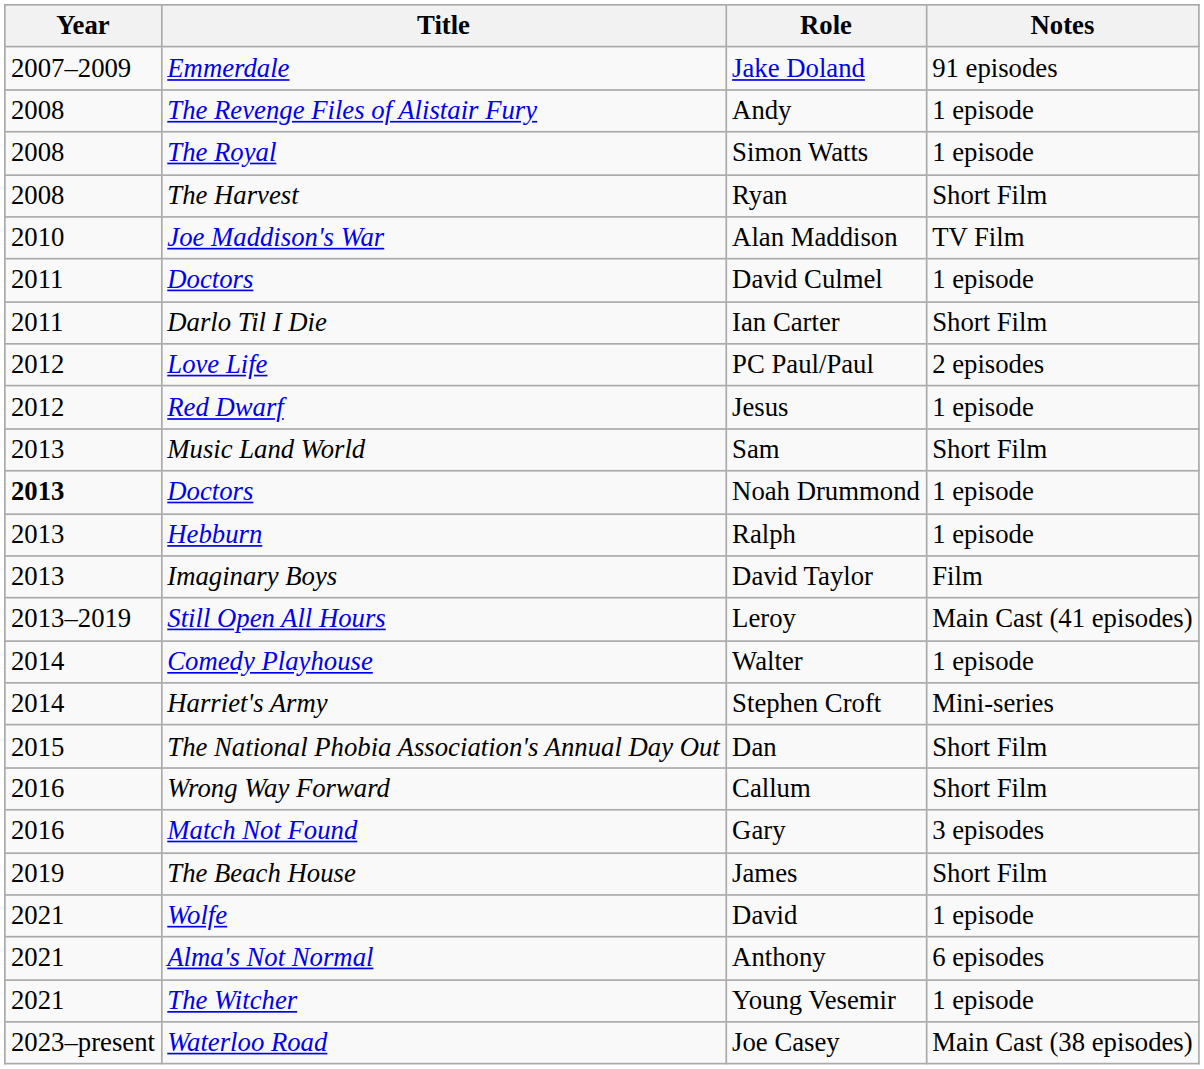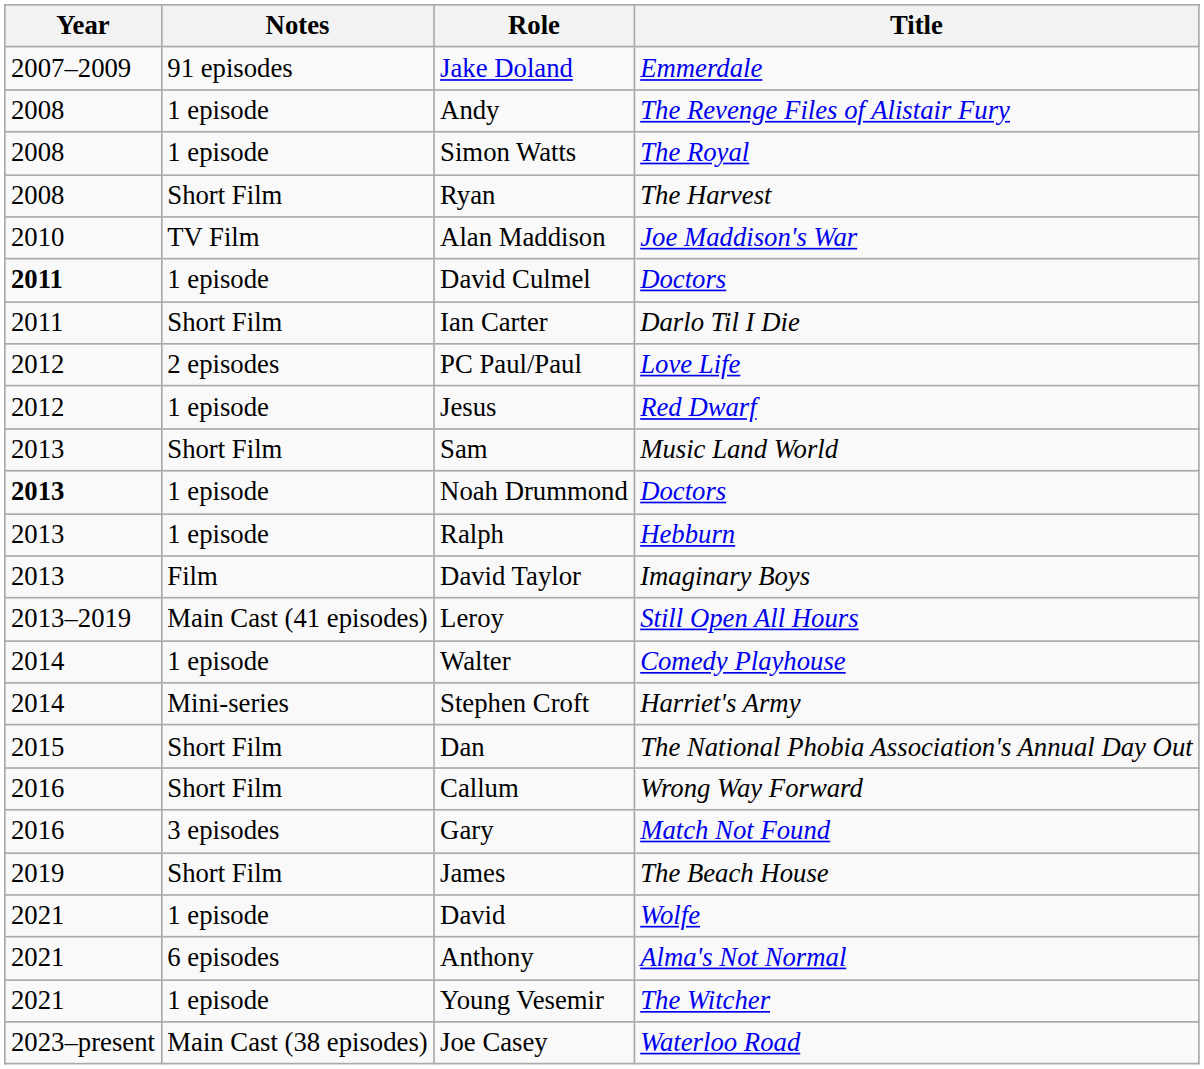columns swapped: (444, 25) <-> (1062, 25)
(37, 279) normal -> (37, 279) bold
